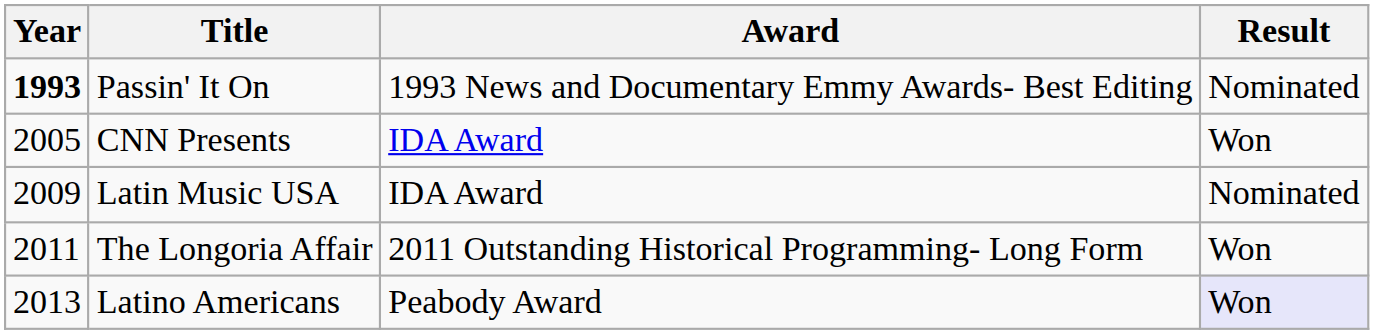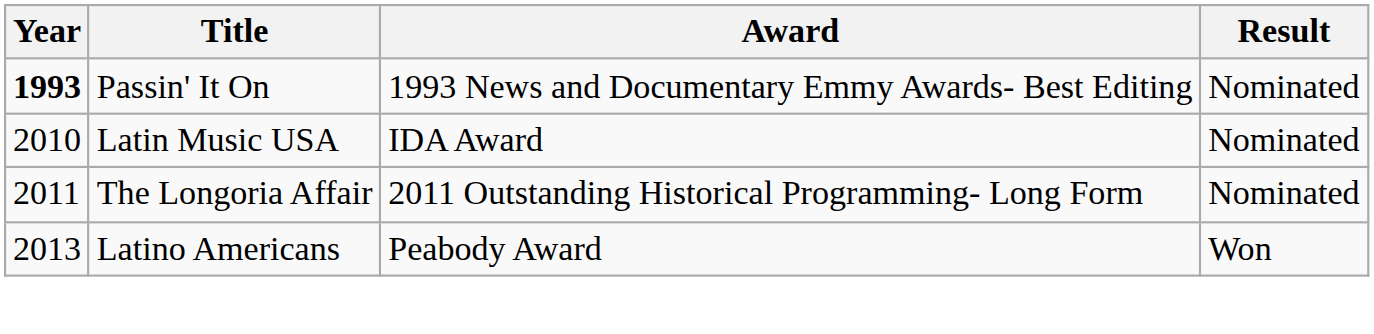- row: (194, 139)
(47, 193) 2009 -> (47, 139) 2010
(1240, 247) Won -> (1284, 193) Nominated
(1240, 301) lavender background -> (1240, 247) no background
